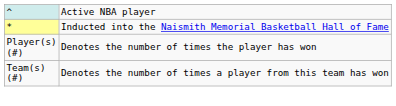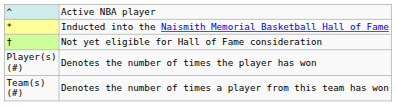+ row: (9, 42)
